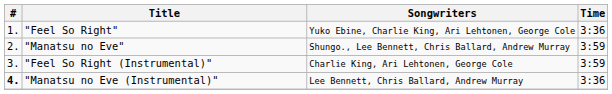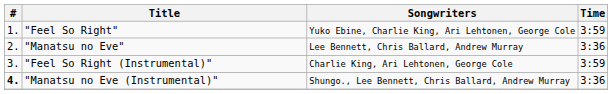(593, 30) 3:36 -> (593, 30) 3:59
(440, 48) Shungo., Lee Bennett, Chris Ballard, Andrew Murray -> (416, 48) Lee Bennett, Chris Ballard, Andrew Murray
(593, 47) 3:59 -> (593, 47) 3:36
(416, 81) Lee Bennett, Chris Ballard, Andrew Murray -> (440, 81) Shungo., Lee Bennett, Chris Ballard, Andrew Murray
